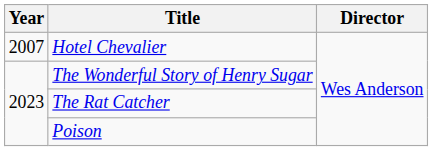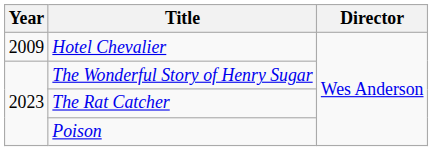(26, 46) 2007 -> (26, 46) 2009
